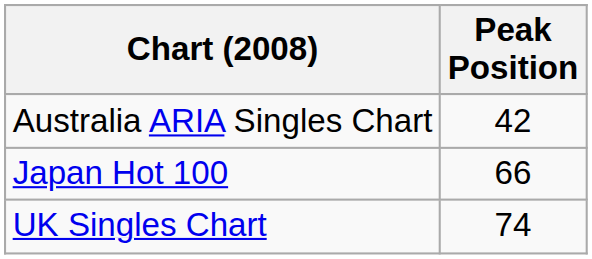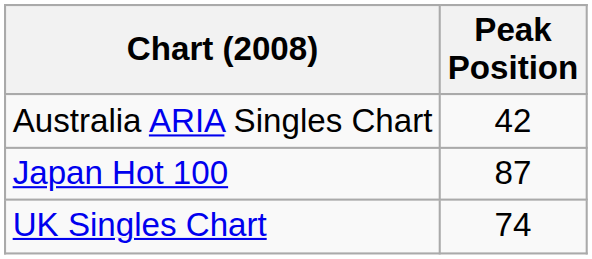(513, 173) 66 -> (513, 173) 87
